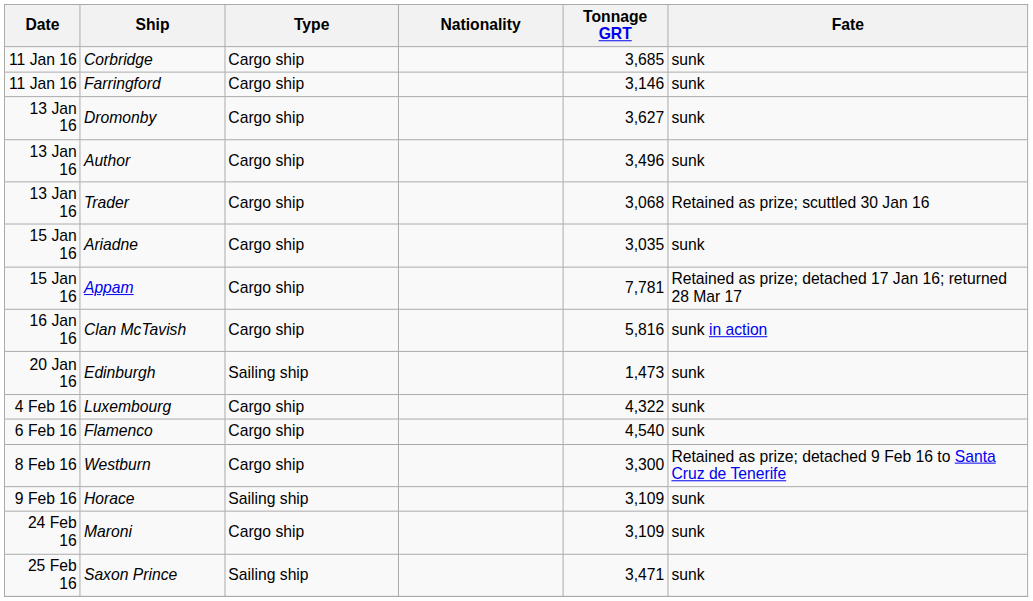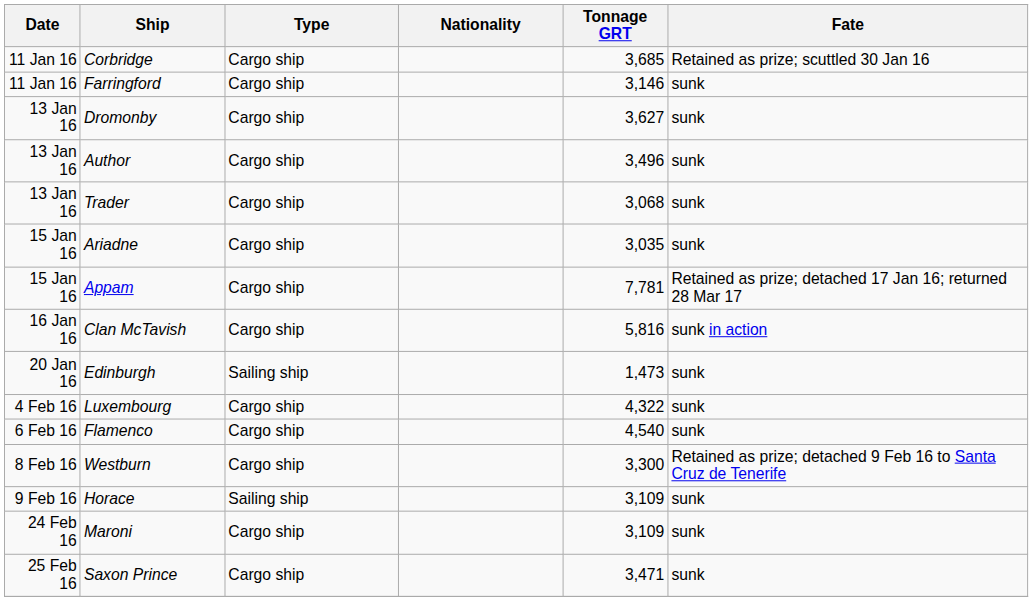(688, 59) sunk -> (800, 59) Retained as prize; scuttled 30 Jan 16
(800, 203) Retained as prize; scuttled 30 Jan 16 -> (688, 203) sunk
(268, 575) Sailing ship -> (266, 575) Cargo ship
